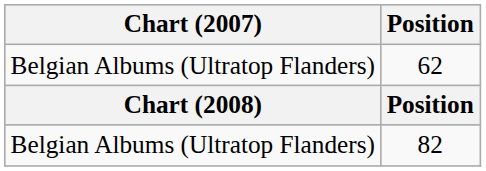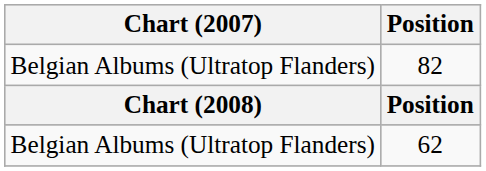rows swapped: (430, 64) <-> (430, 144)
